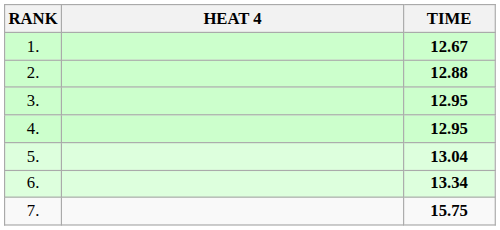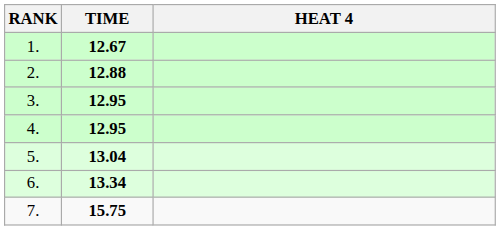columns swapped: (233, 18) <-> (449, 18)
